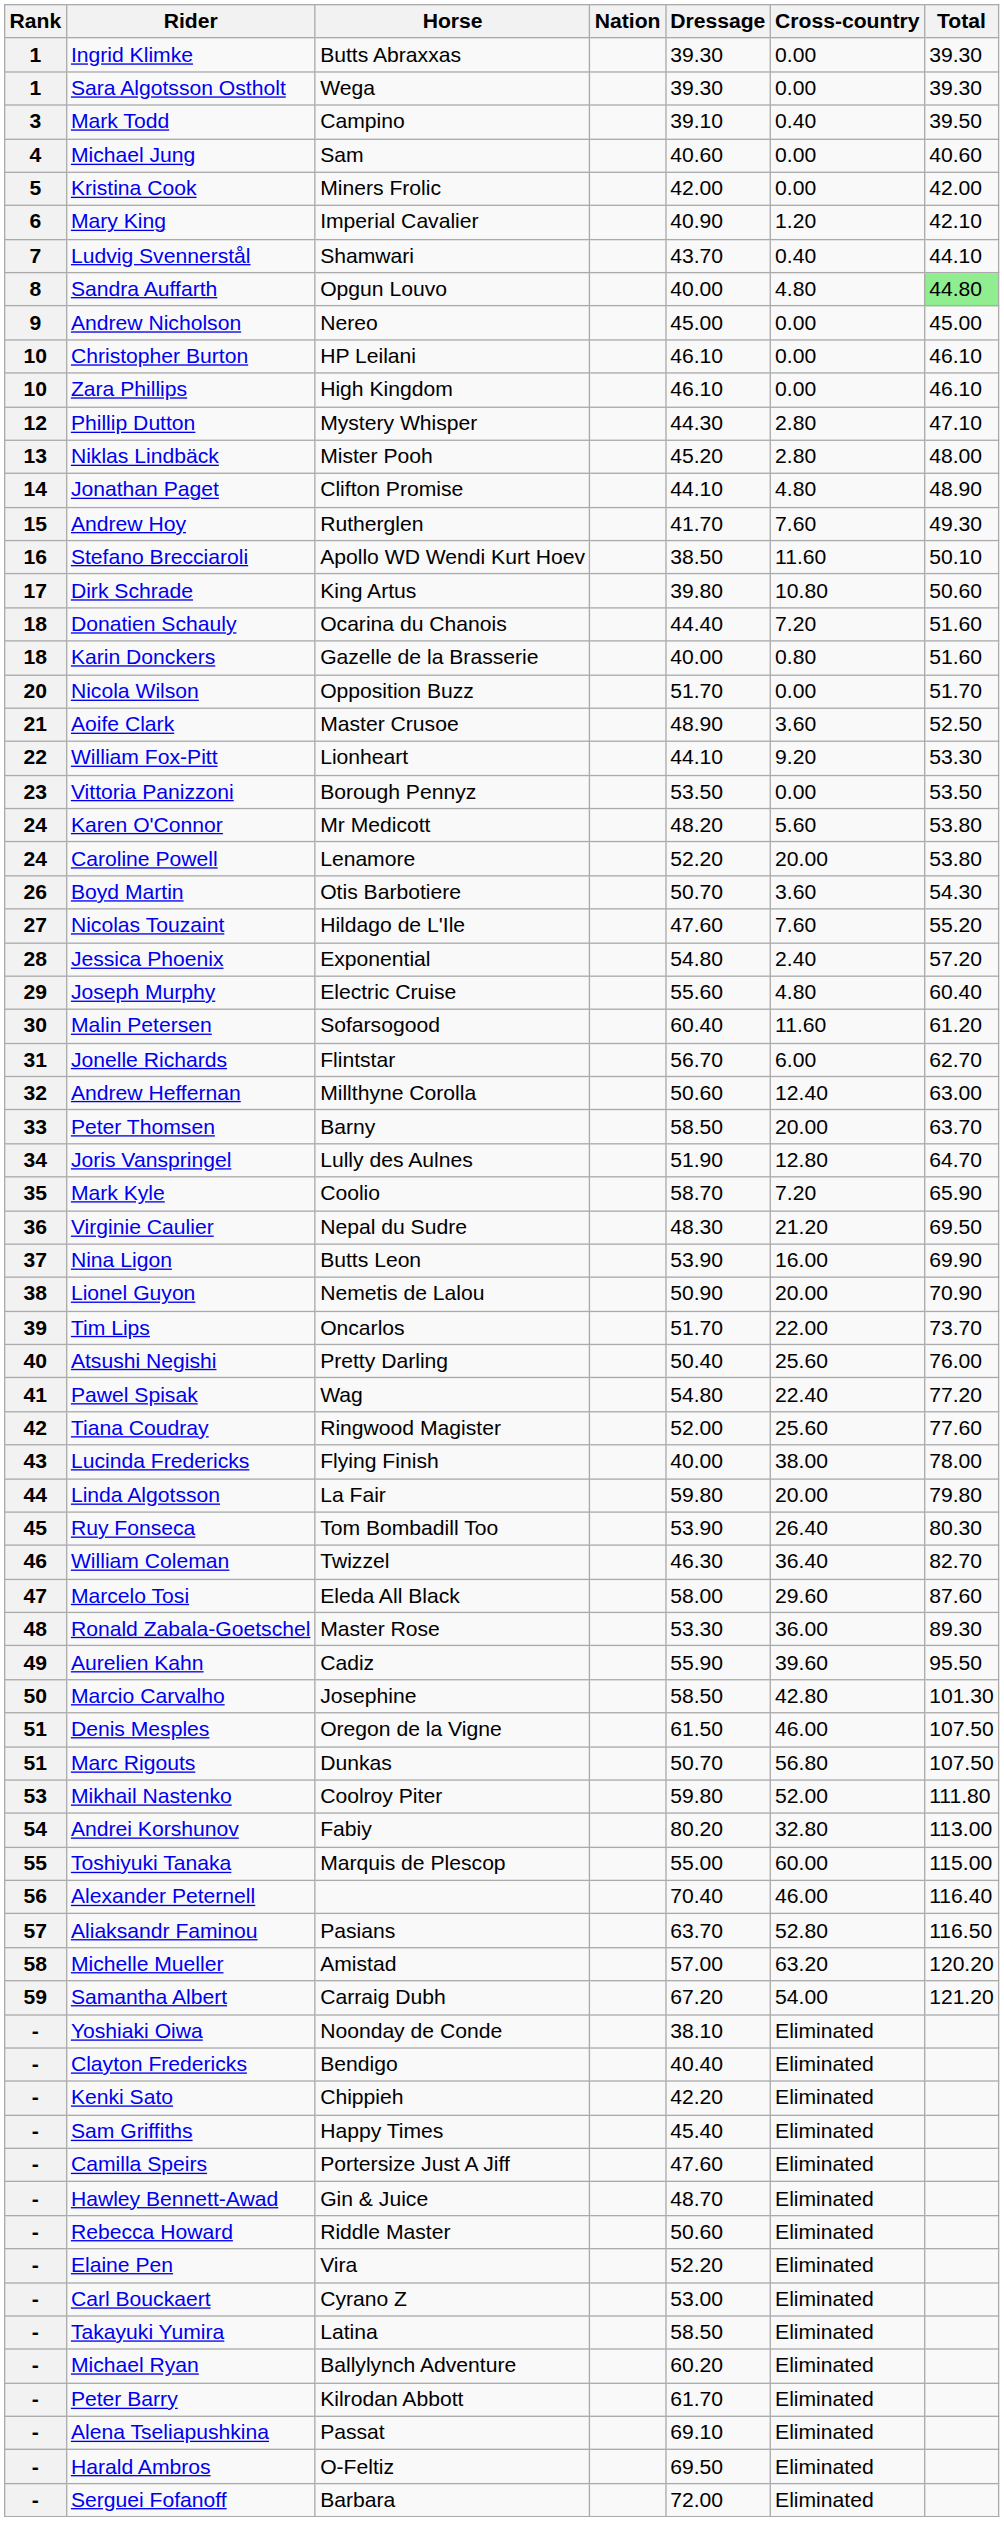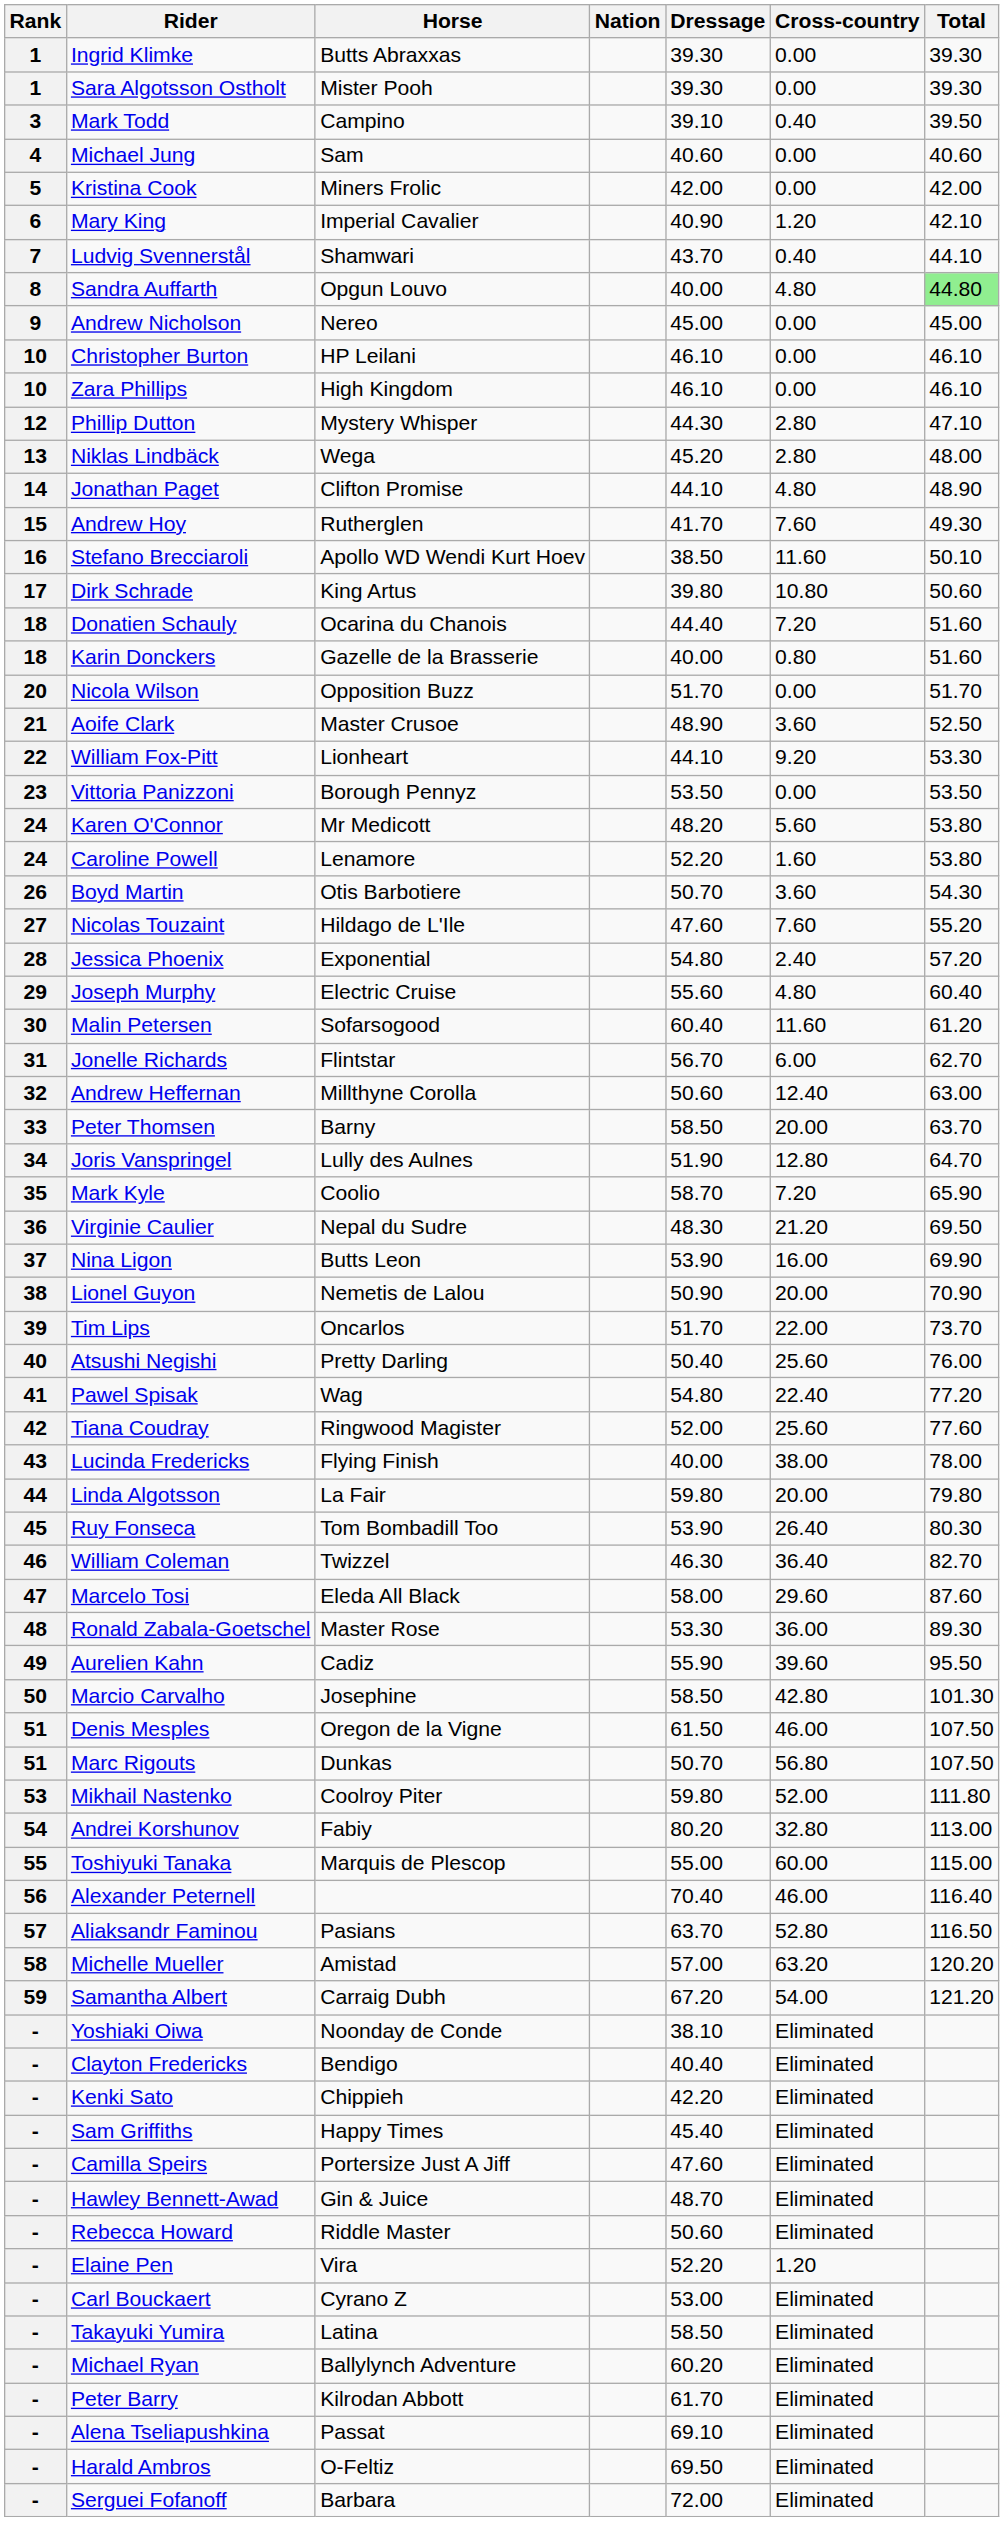(348, 88) Wega -> (376, 88) Mister Pooh
(376, 456) Mister Pooh -> (348, 456) Wega
(801, 858) 20.00 -> (796, 858) 1.60
(824, 2265) Eliminated -> (796, 2265) 1.20
